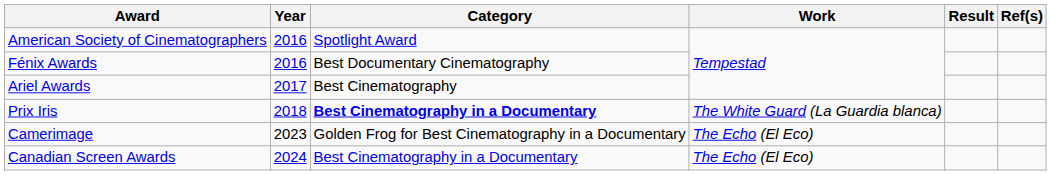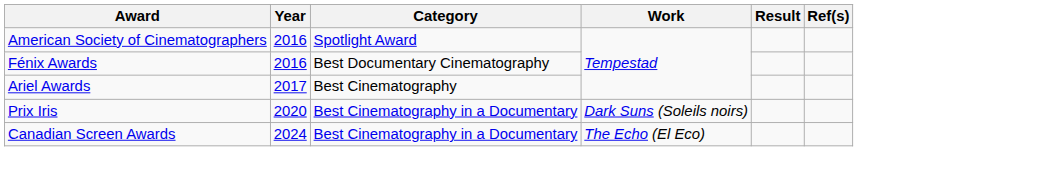(290, 110) 2018 -> (290, 110) 2020
(455, 110) bold -> (446, 110) normal
(817, 110) The White Guard (La Guardia blanca) -> (666, 110) Dark Suns (Soleils noirs)
- row: (50, 134)
